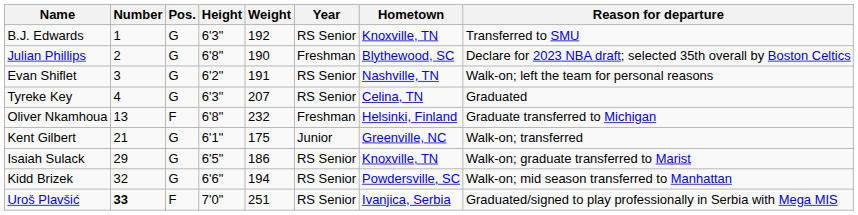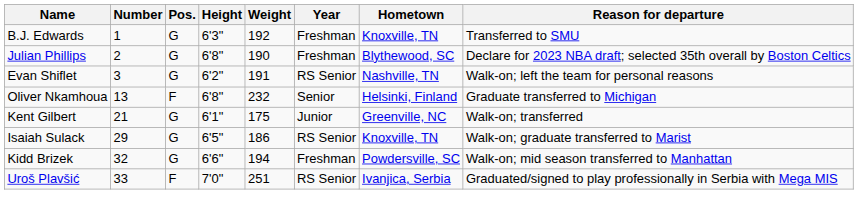(327, 35) RS Senior -> (326, 35) Freshman
- row: (40, 96)
(326, 117) Freshman -> (316, 96) Senior
(327, 179) RS Senior -> (326, 158) Freshman
(121, 199) bold -> (121, 179) normal
